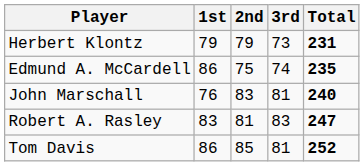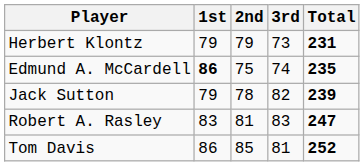(208, 70) normal -> (208, 70) bold
+ row: (61, 96)
- row: (76, 96)
